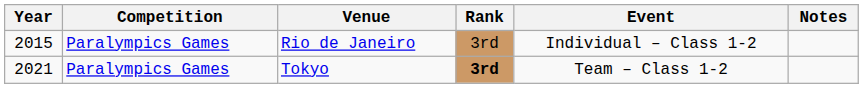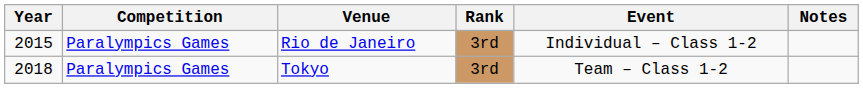(34, 70) 2021 -> (34, 70) 2018
(485, 70) bold -> (485, 70) normal
